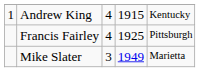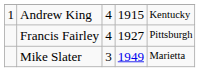(131, 35) 1925 -> (131, 35) 1927
